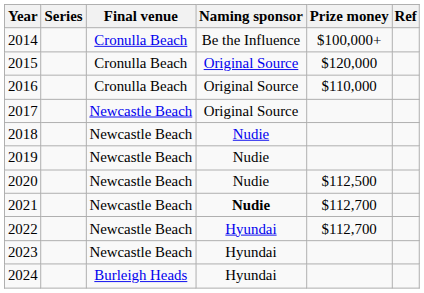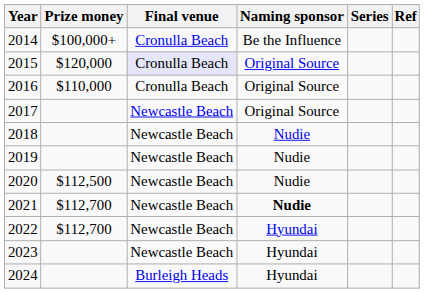columns swapped: (64, 16) <-> (349, 16)
(141, 63) no background -> (182, 63) lavender background
